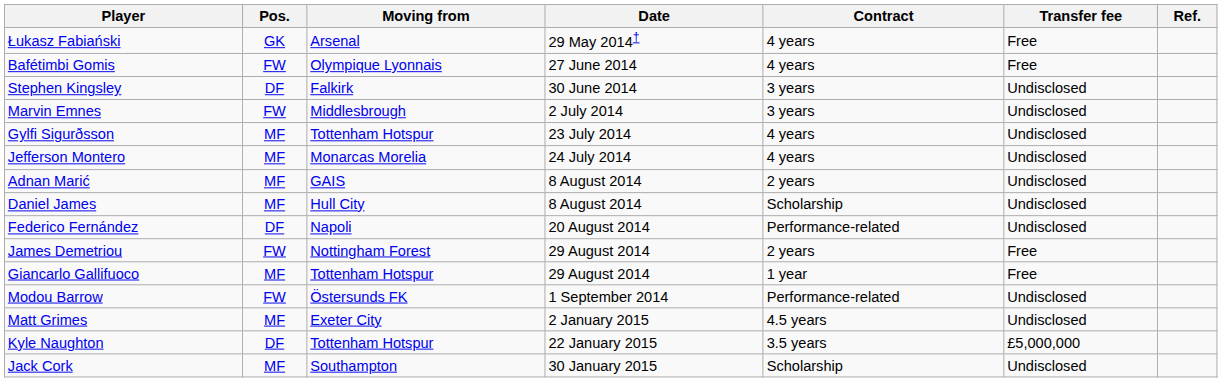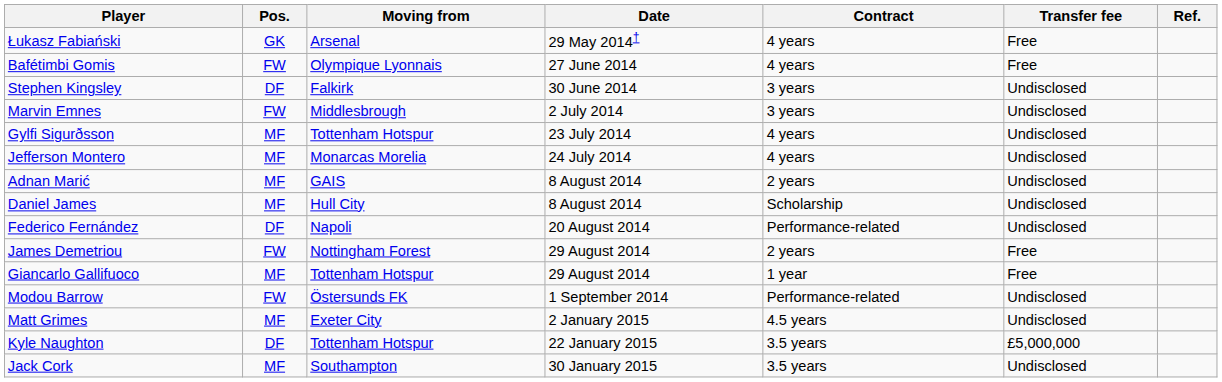(805, 366) Scholarship -> (797, 366) 3.5 years
